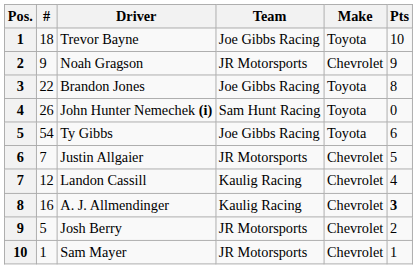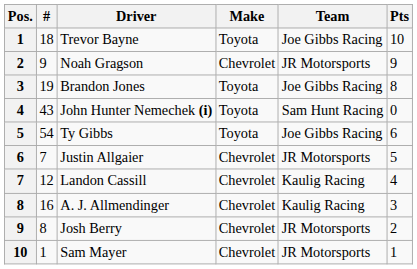columns swapped: (270, 16) <-> (355, 16)
(47, 87) 22 -> (47, 87) 19
(47, 110) 26 -> (47, 110) 43
(393, 204) bold -> (393, 204) normal
(43, 228) 5 -> (43, 228) 8
